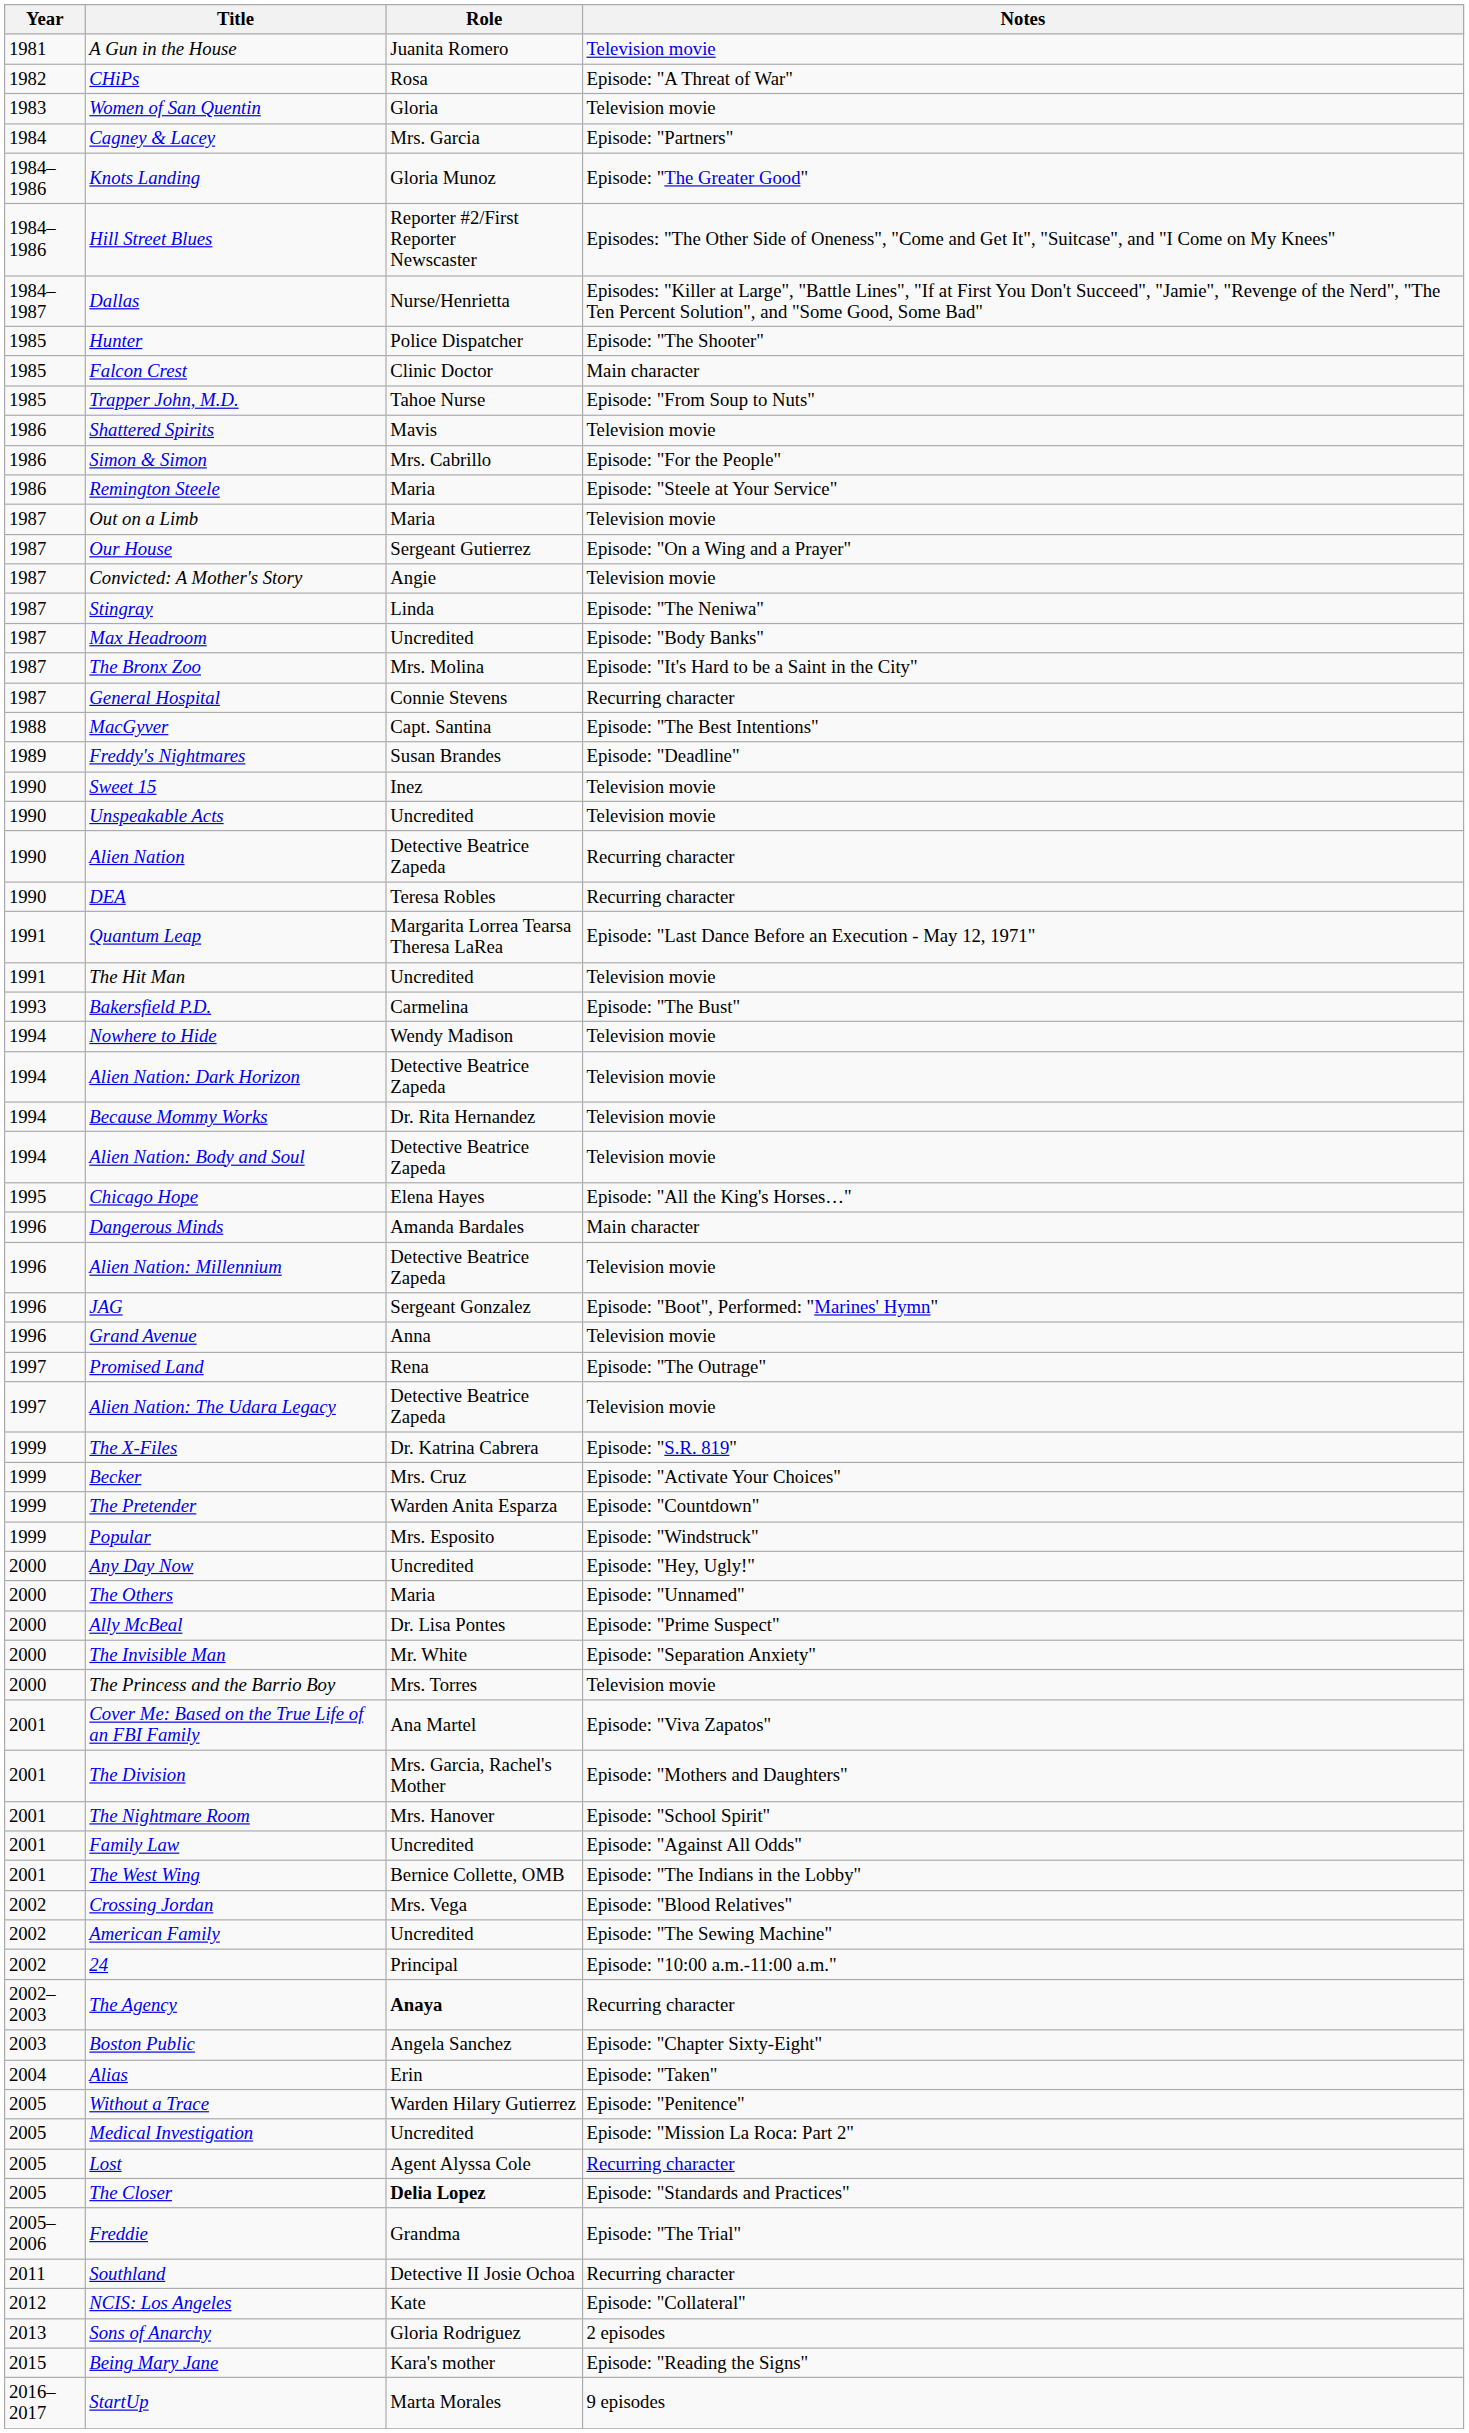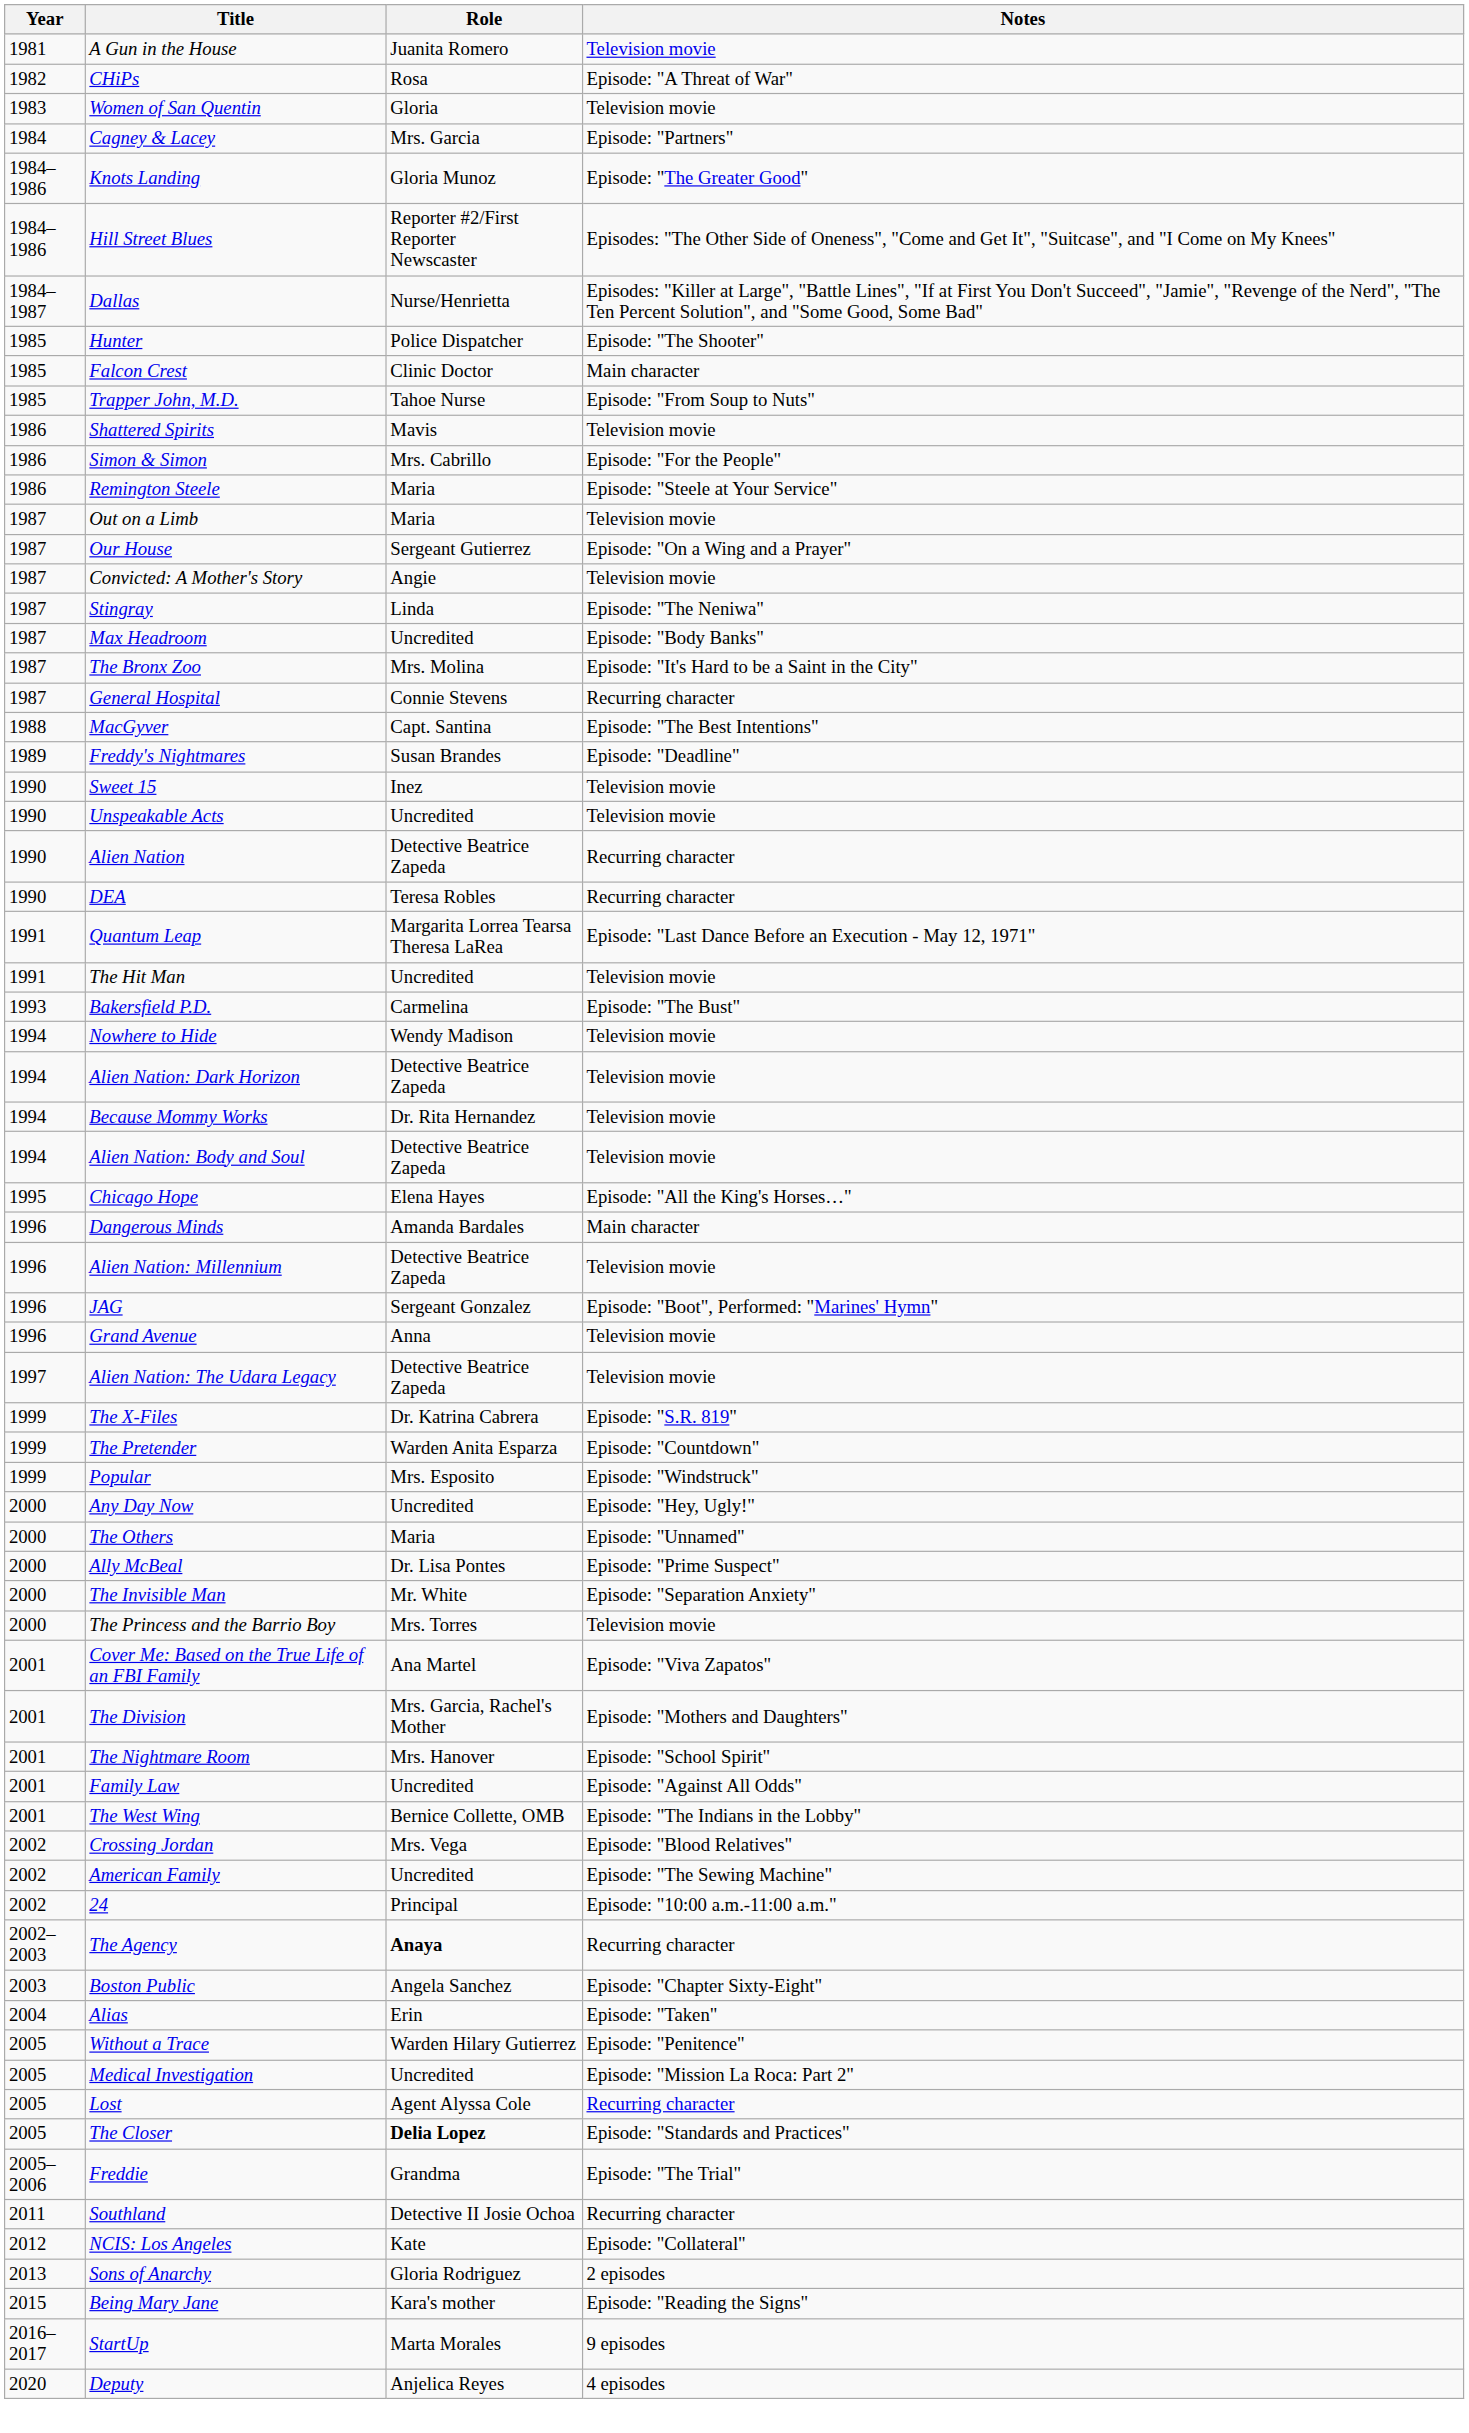- row: (146, 1366)
- row: (115, 1476)
+ row: (116, 2383)
